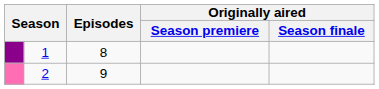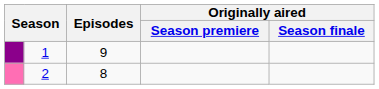(104, 52) 8 -> (104, 52) 9
(104, 73) 9 -> (104, 73) 8
